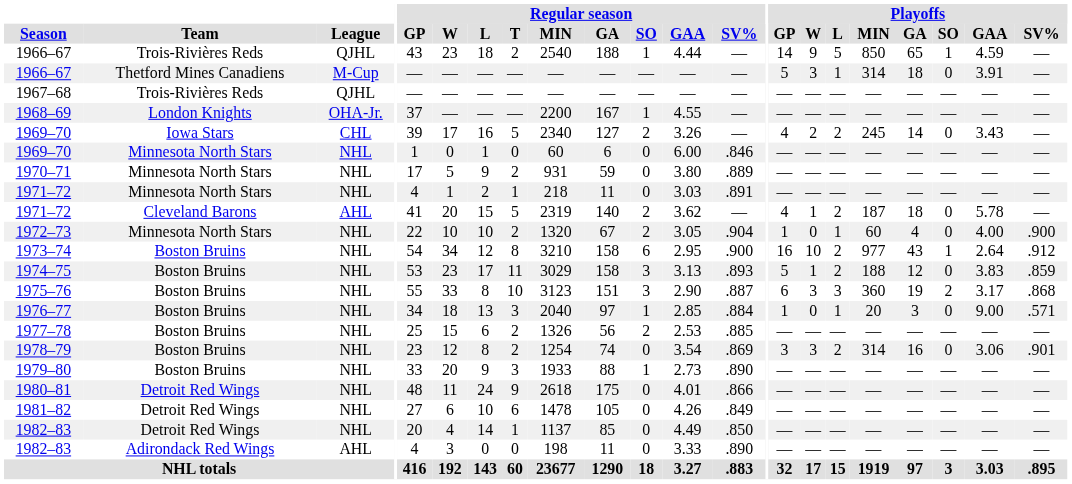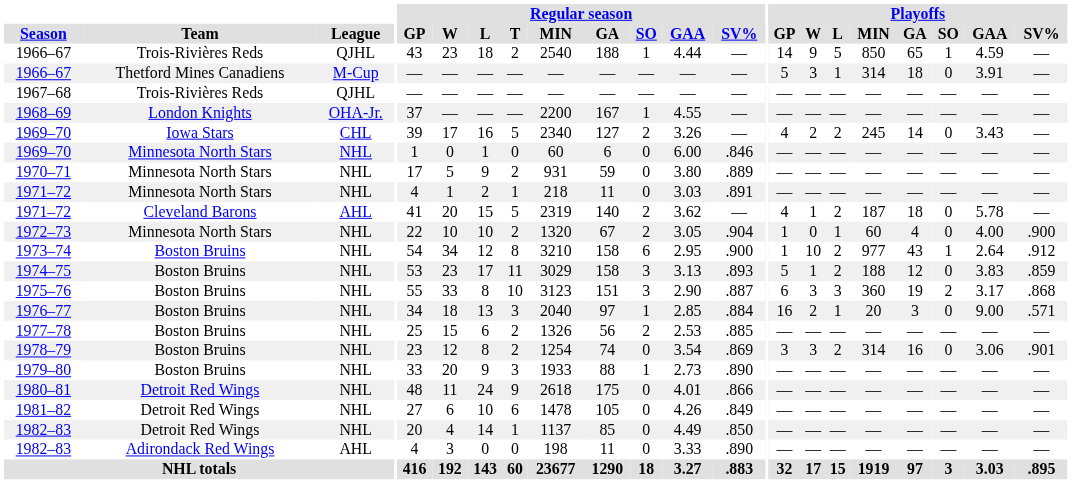(785, 251) 16 -> (785, 251) 1
(785, 310) 1 -> (785, 310) 16
(813, 310) 0 -> (813, 310) 2
